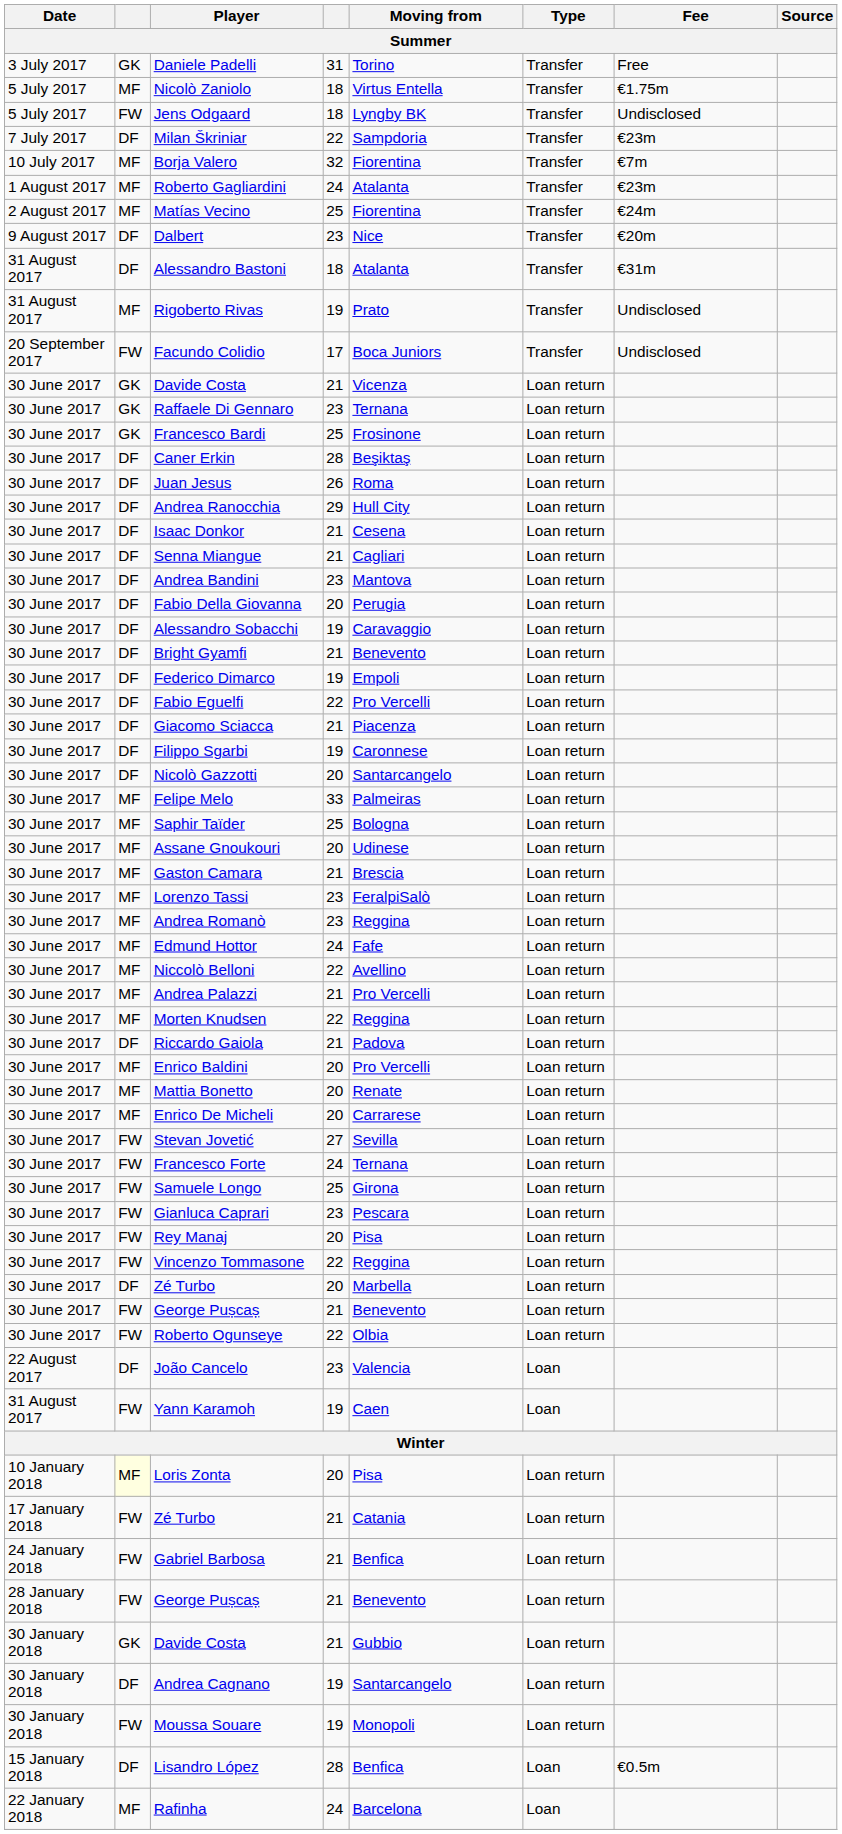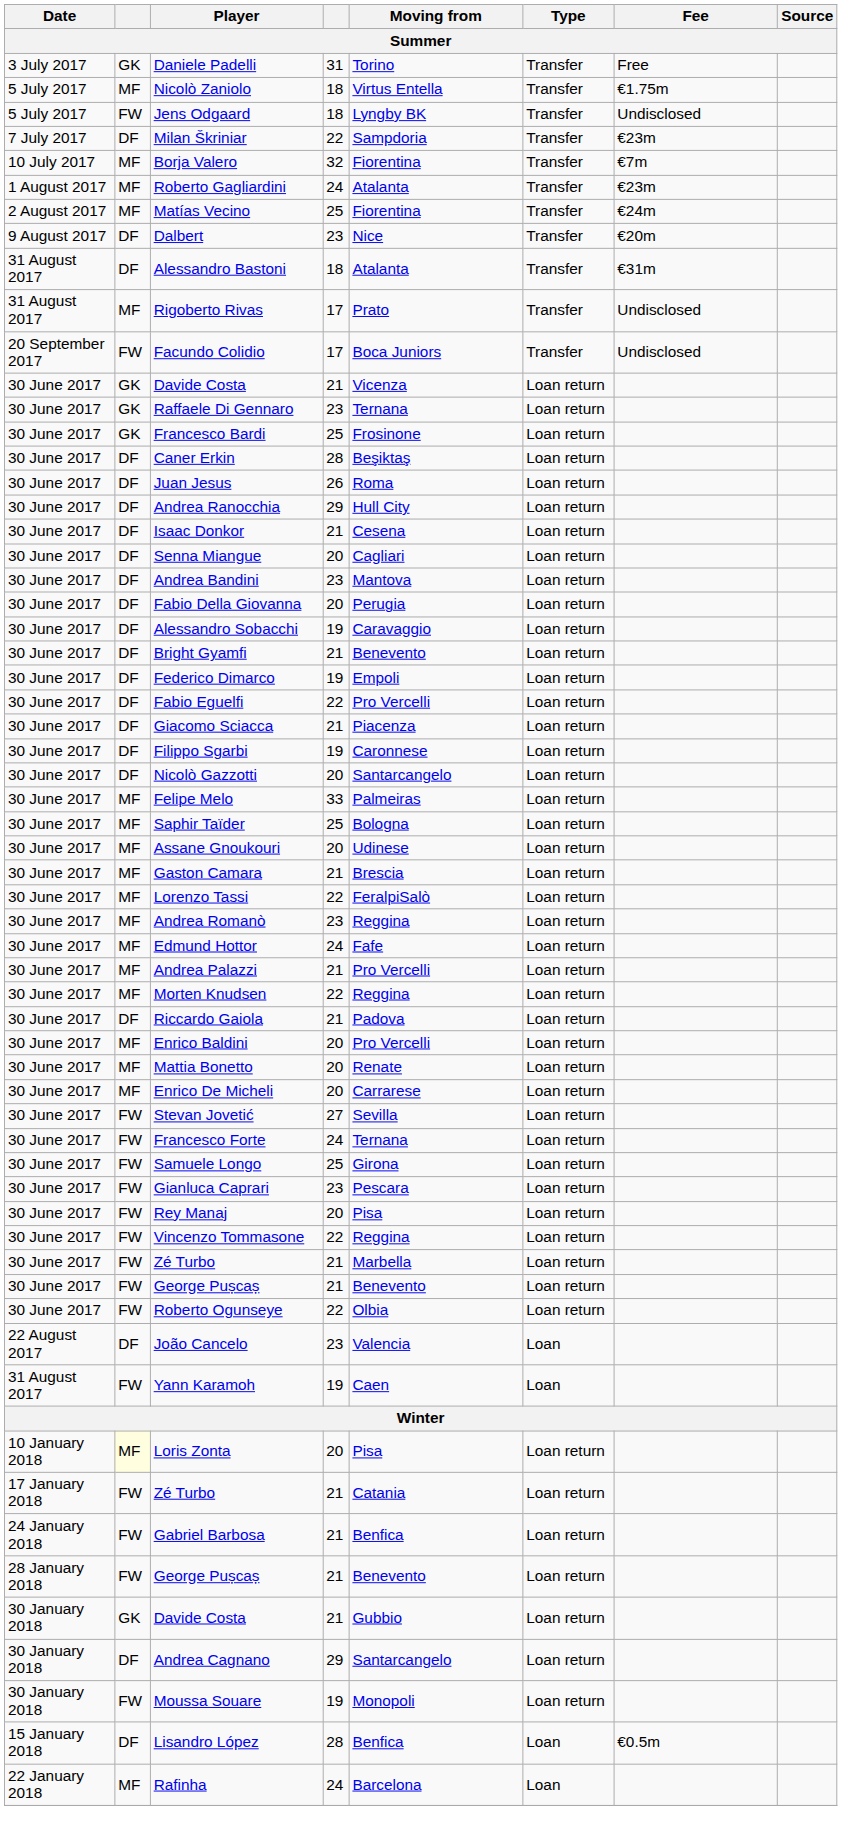(335, 310) 19 -> (335, 310) 17
(335, 555) 21 -> (335, 555) 20
(335, 896) 23 -> (335, 896) 22
- row: (55, 969)
(128, 1286) DF -> (130, 1262) FW
(335, 1286) 20 -> (335, 1262) 21
(335, 1684) 19 -> (335, 1659) 29
